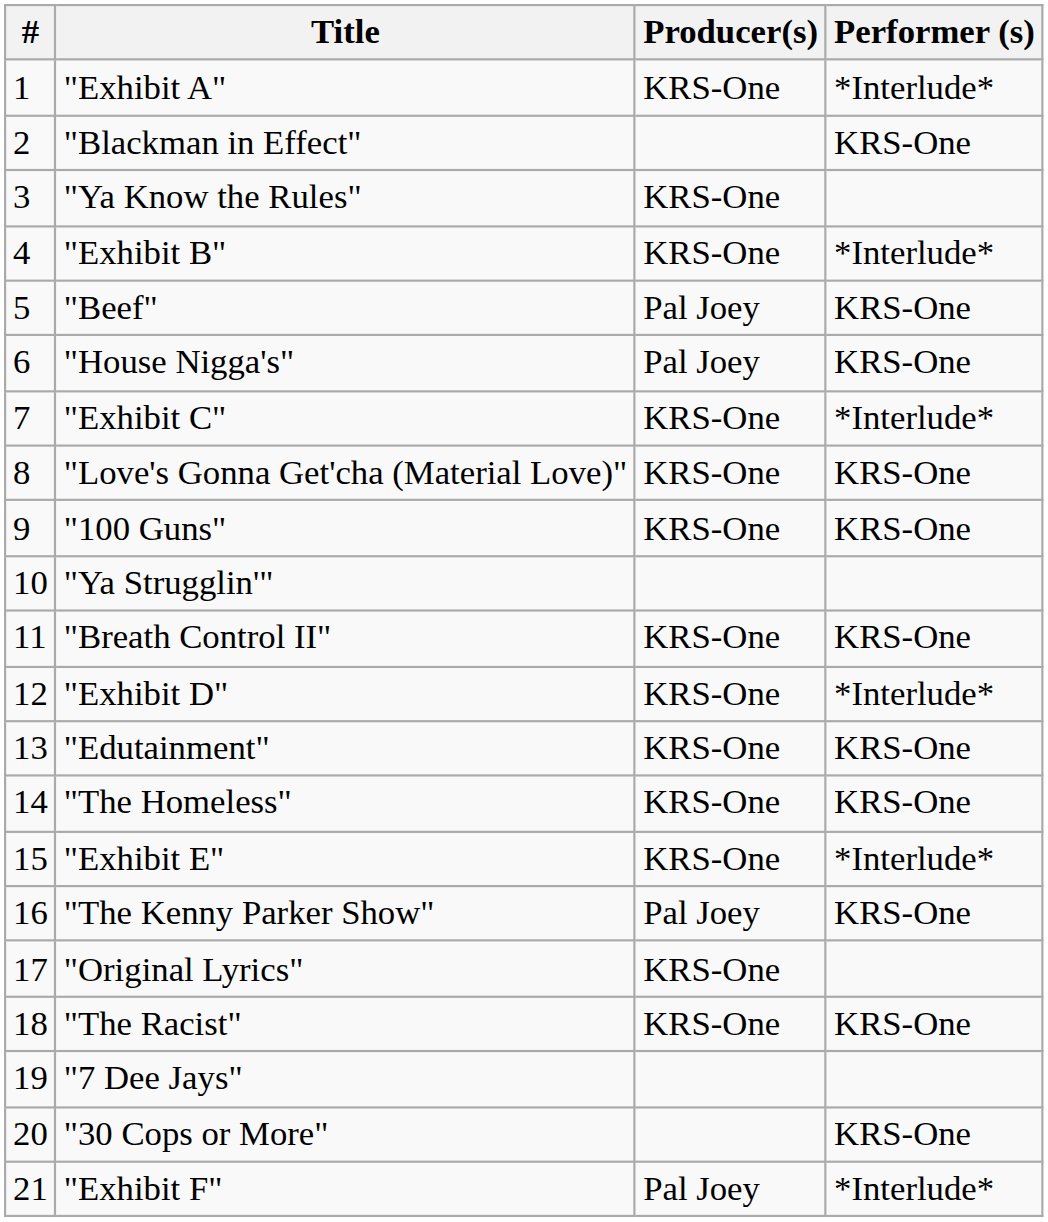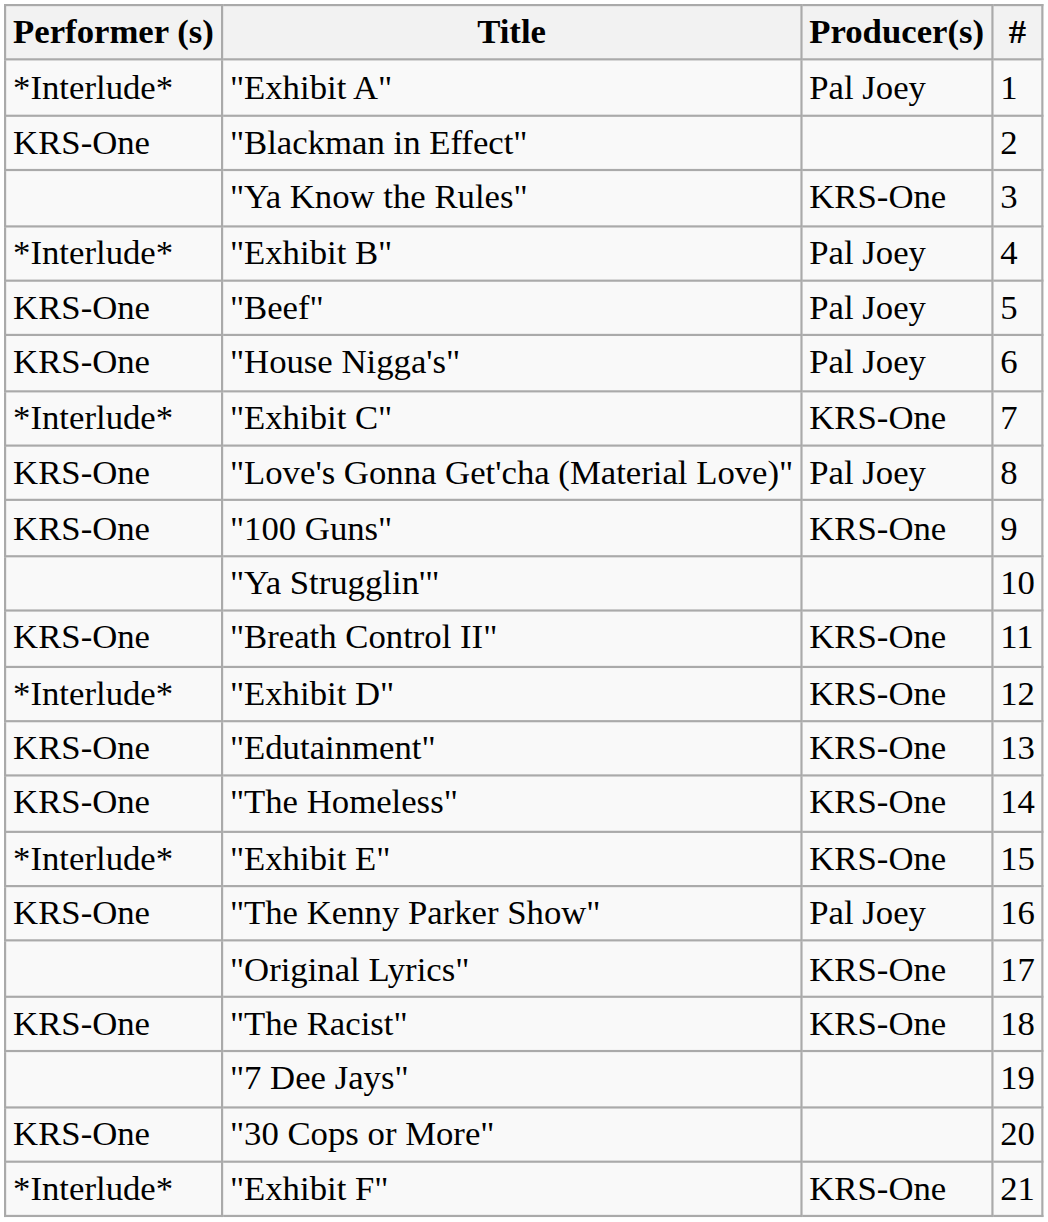columns swapped: (30, 32) <-> (934, 32)
(712, 87) KRS-One -> (868, 87) Pal Joey
(712, 252) KRS-One -> (868, 252) Pal Joey
(712, 472) KRS-One -> (868, 472) Pal Joey
(702, 1188) Pal Joey -> (878, 1188) KRS-One
